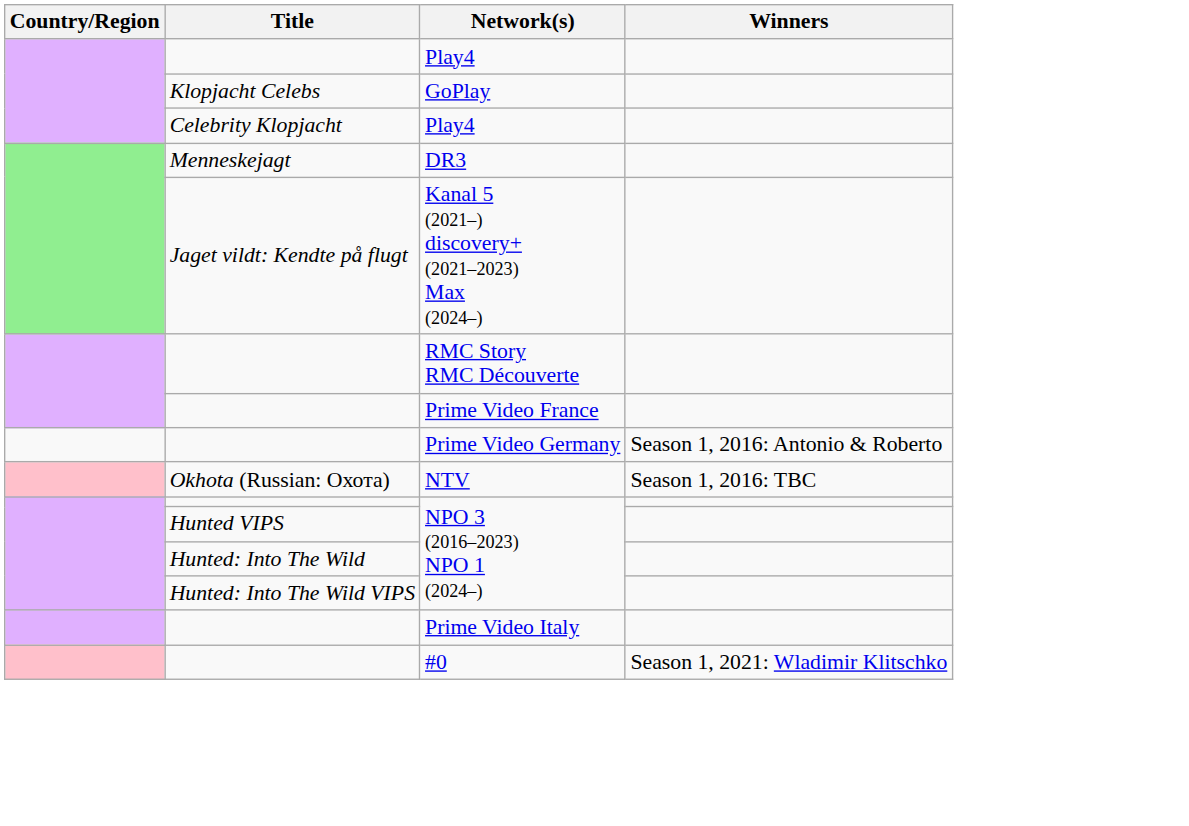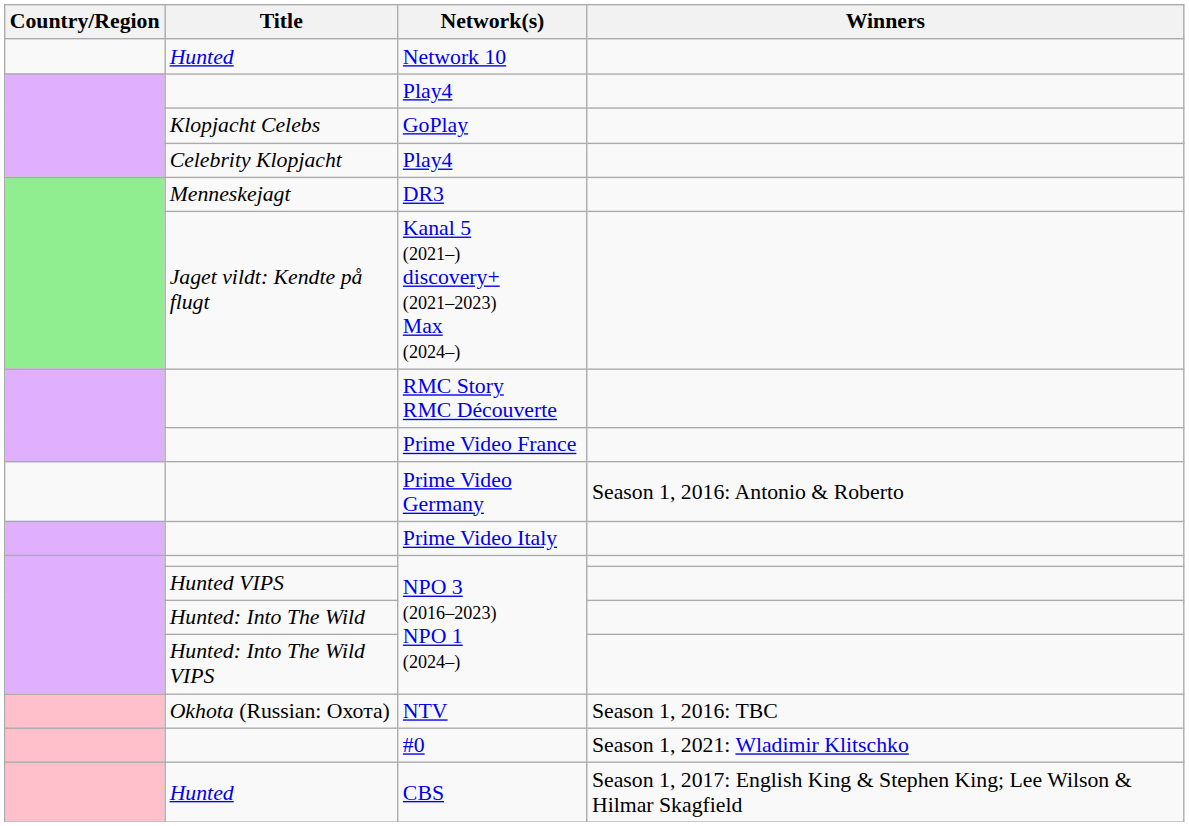+ row: (202, 56)
rows swapped: (292, 627) <-> (280, 479)
+ row: (202, 792)
